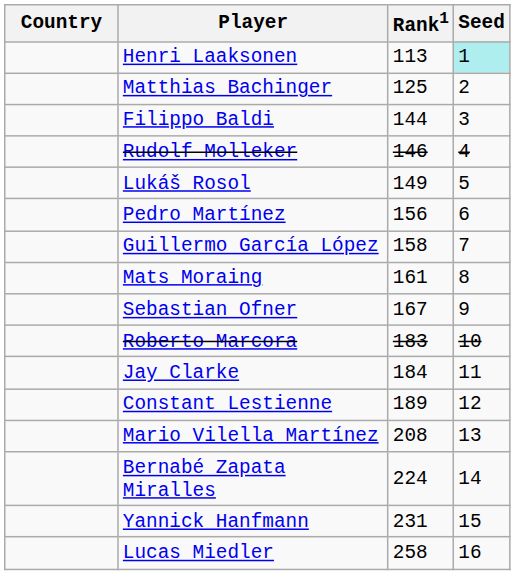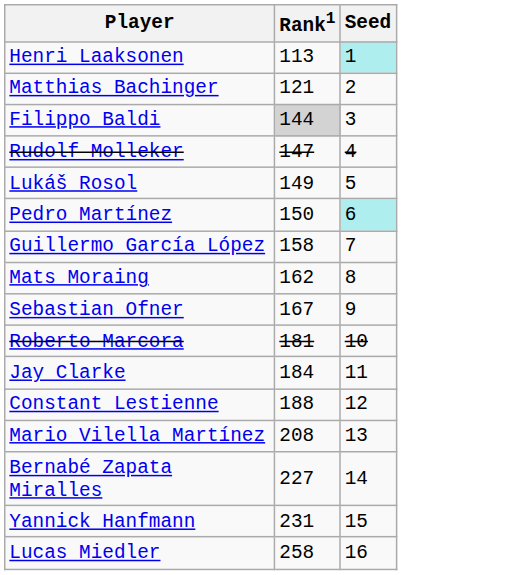- column: (61, 23)
(410, 89) 125 -> (297, 89) 121
(410, 120) no background -> (297, 120) lightgrey background
(410, 152) 146 -> (297, 152) 147
(410, 215) 156 -> (297, 215) 150
(464, 215) no background -> (351, 215) paleturquoise background
(410, 278) 161 -> (297, 278) 162
(410, 341) 183 -> (297, 341) 181
(410, 404) 189 -> (297, 404) 188
(410, 479) 224 -> (297, 479) 227
